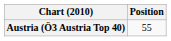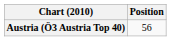(147, 28) 55 -> (147, 28) 56
